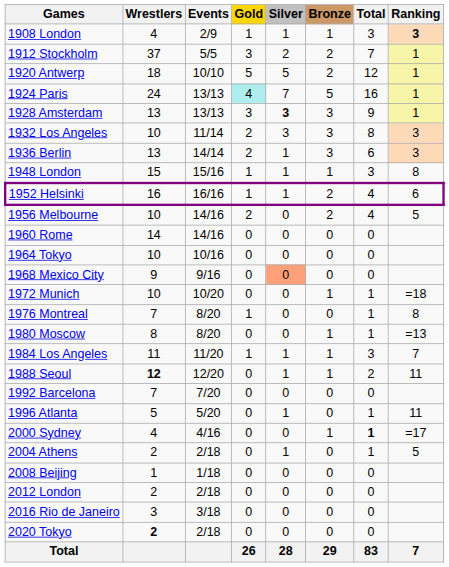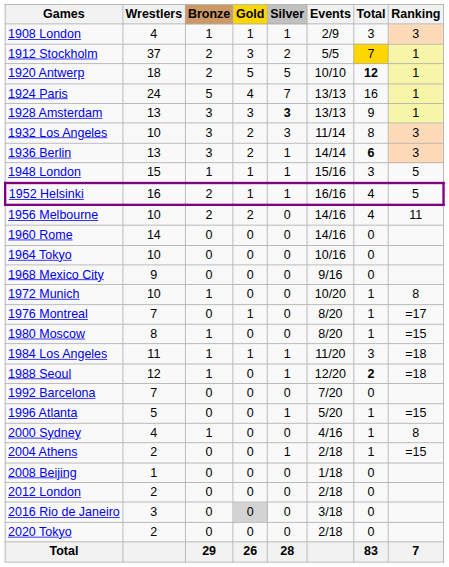columns swapped: (208, 14) <-> (330, 14)
(416, 34) bold -> (416, 34) normal
(371, 53) no background -> (371, 53) gold background
(371, 73) normal -> (371, 73) bold
(249, 93) paleturquoise background -> (250, 93) no background
(371, 152) normal -> (371, 152) bold
(416, 172) 8 -> (416, 172) 5
(415, 194) 6 -> (415, 194) 5
(416, 215) 5 -> (416, 215) 11
(286, 274) lightsalmon background -> (287, 274) no background
(416, 294) =18 -> (416, 294) 8
(416, 314) 8 -> (416, 314) =17
(416, 334) =13 -> (416, 334) =15
(416, 353) 7 -> (416, 353) =18
(154, 373) bold -> (154, 373) normal
(371, 373) normal -> (371, 373) bold
(416, 373) 11 -> (416, 373) =18
(416, 413) 11 -> (416, 413) =15
(371, 433) bold -> (371, 433) normal
(416, 433) =17 -> (416, 433) 8
(416, 452) 5 -> (416, 452) =15
(249, 512) no background -> (250, 512) lightgrey background
(154, 532) bold -> (154, 532) normal
